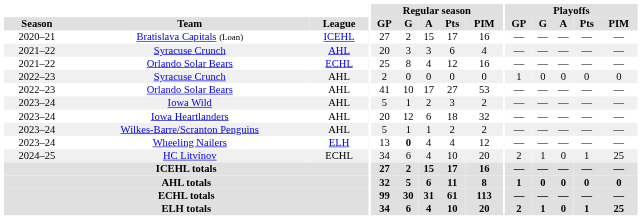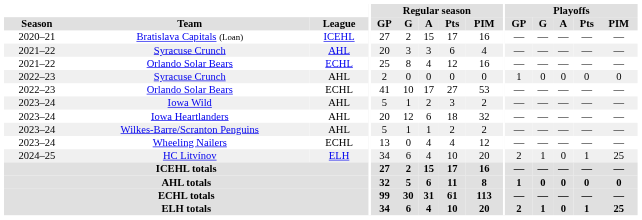(339, 89) AHL -> (339, 89) ECHL
(339, 142) ELH -> (339, 142) ECHL
(408, 142) bold -> (408, 142) normal
(339, 155) ECHL -> (339, 155) ELH
